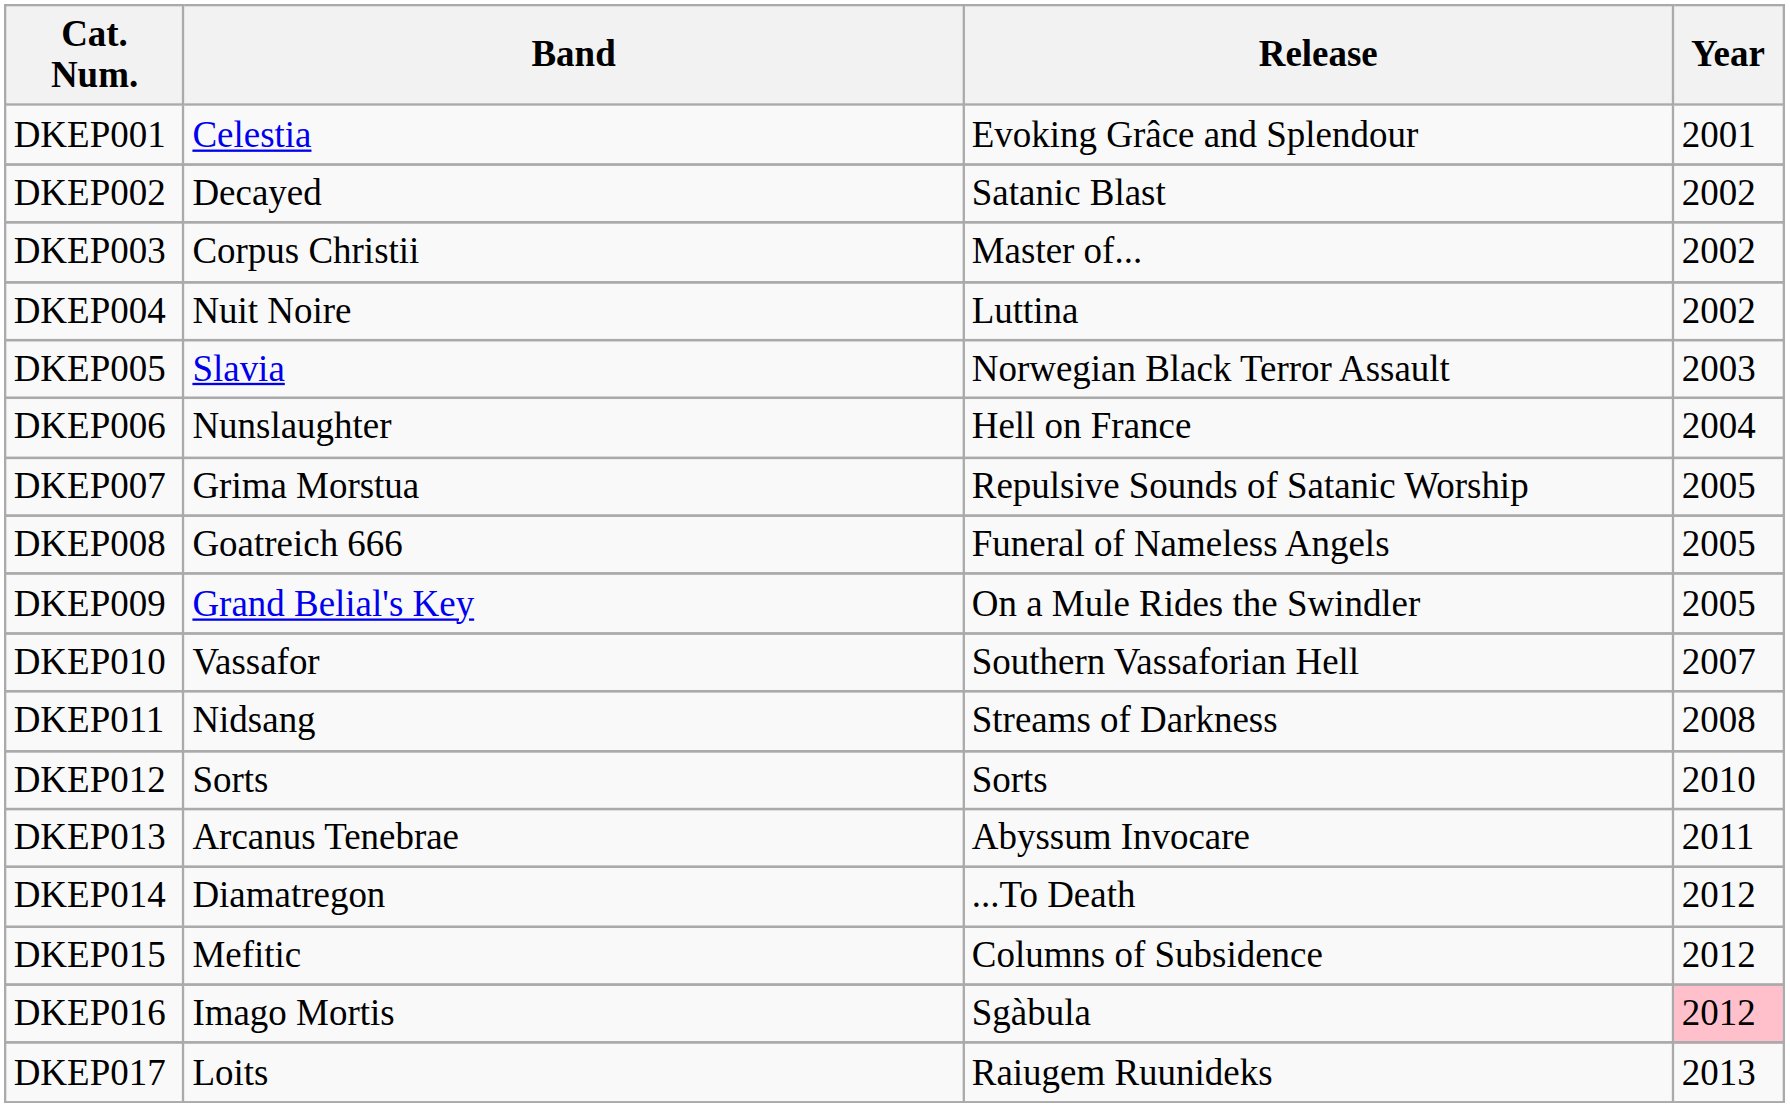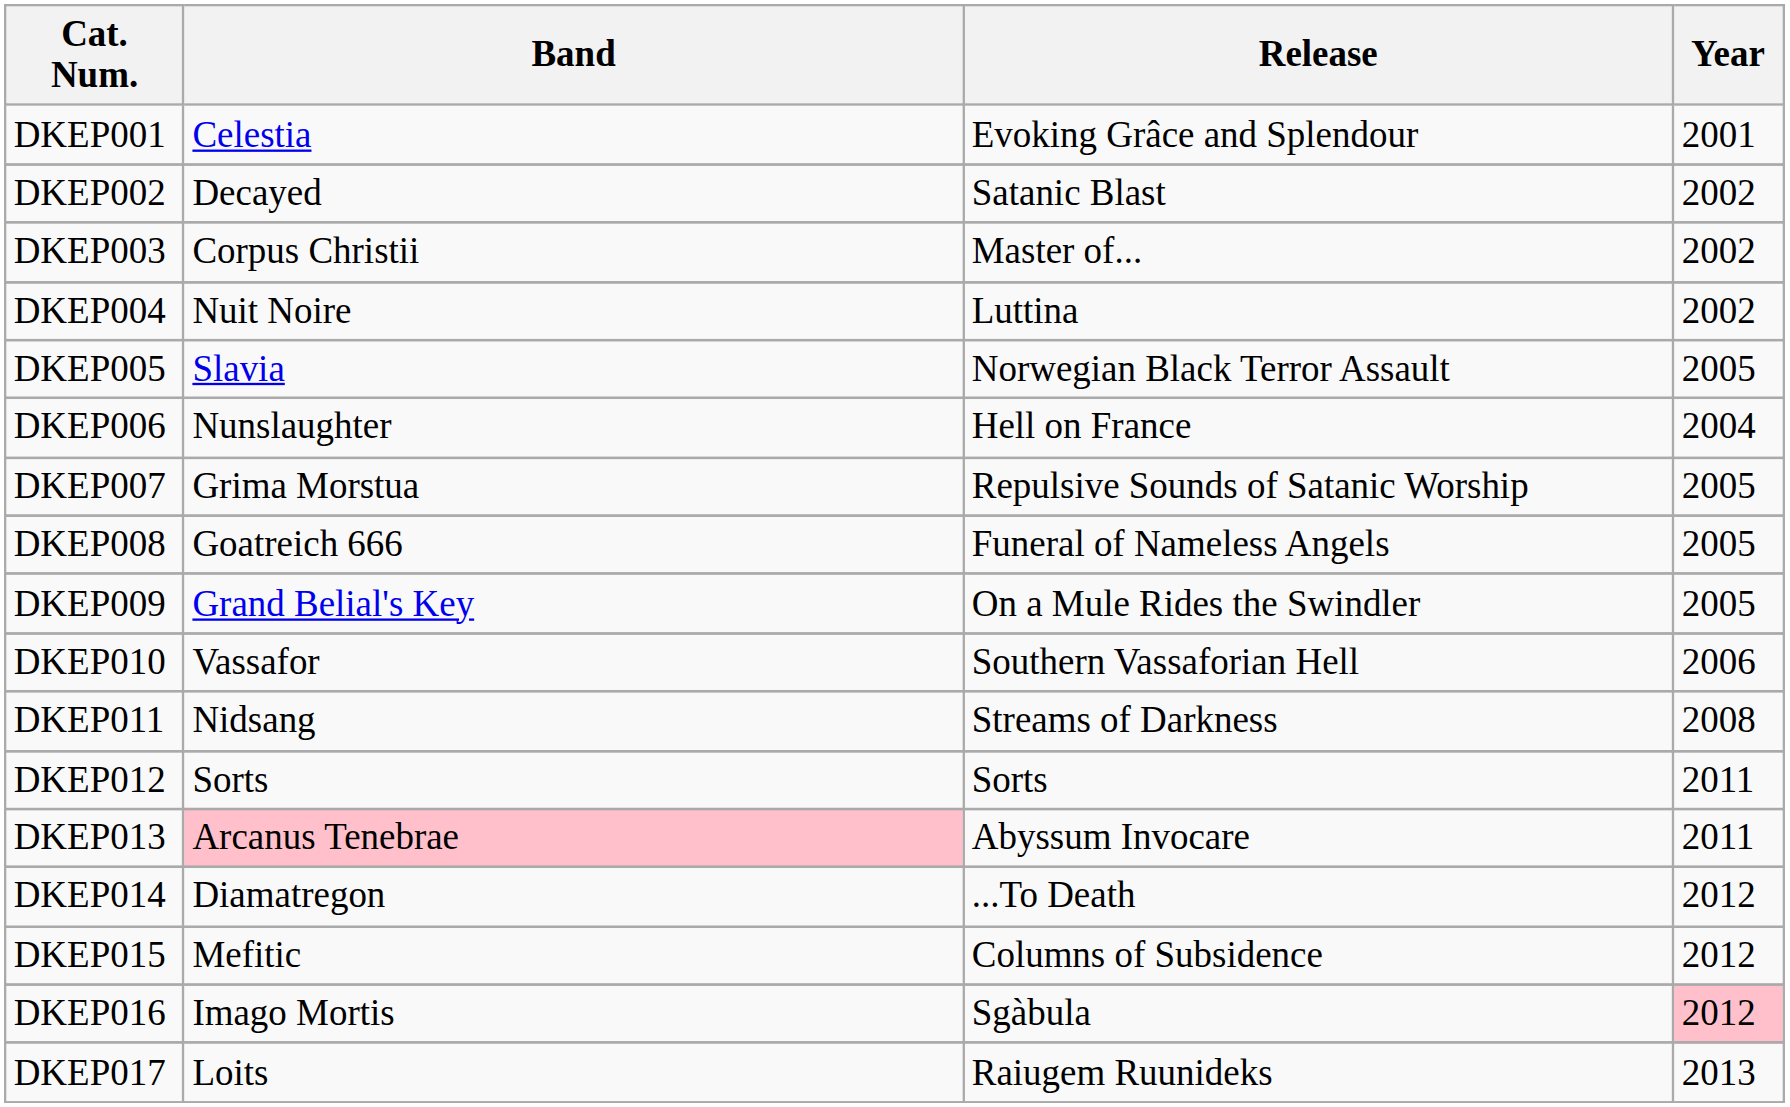(1719, 368) 2003 -> (1719, 368) 2005
(1719, 661) 2007 -> (1719, 661) 2006
(1719, 778) 2010 -> (1718, 778) 2011
(326, 837) no background -> (326, 837) pink background
